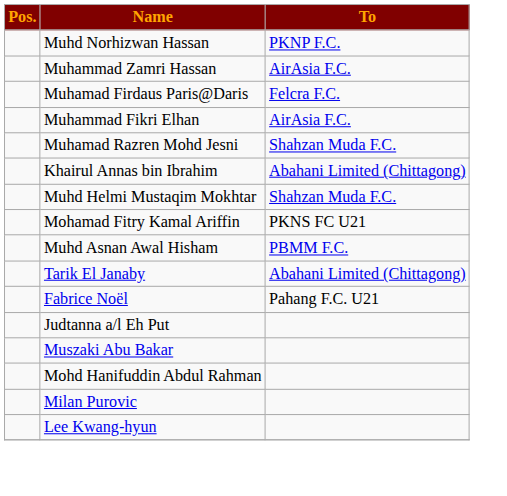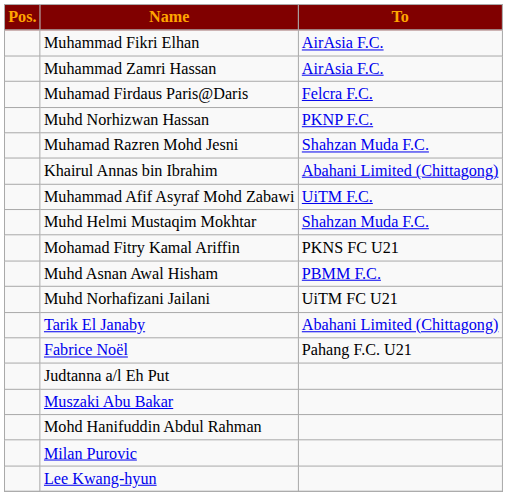rows swapped: (122, 119) <-> (127, 42)
+ row: (169, 196)
+ row: (127, 299)
